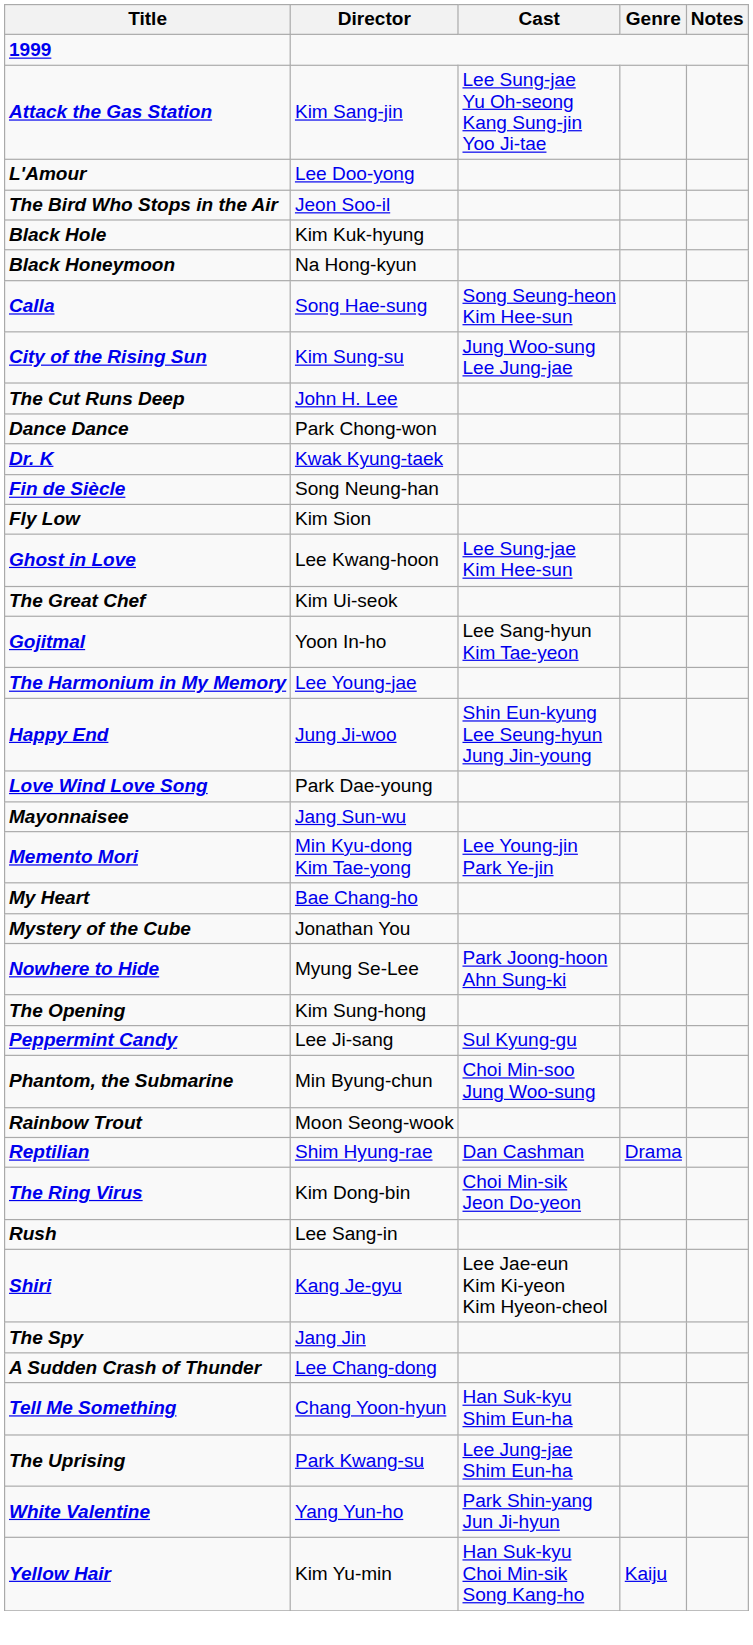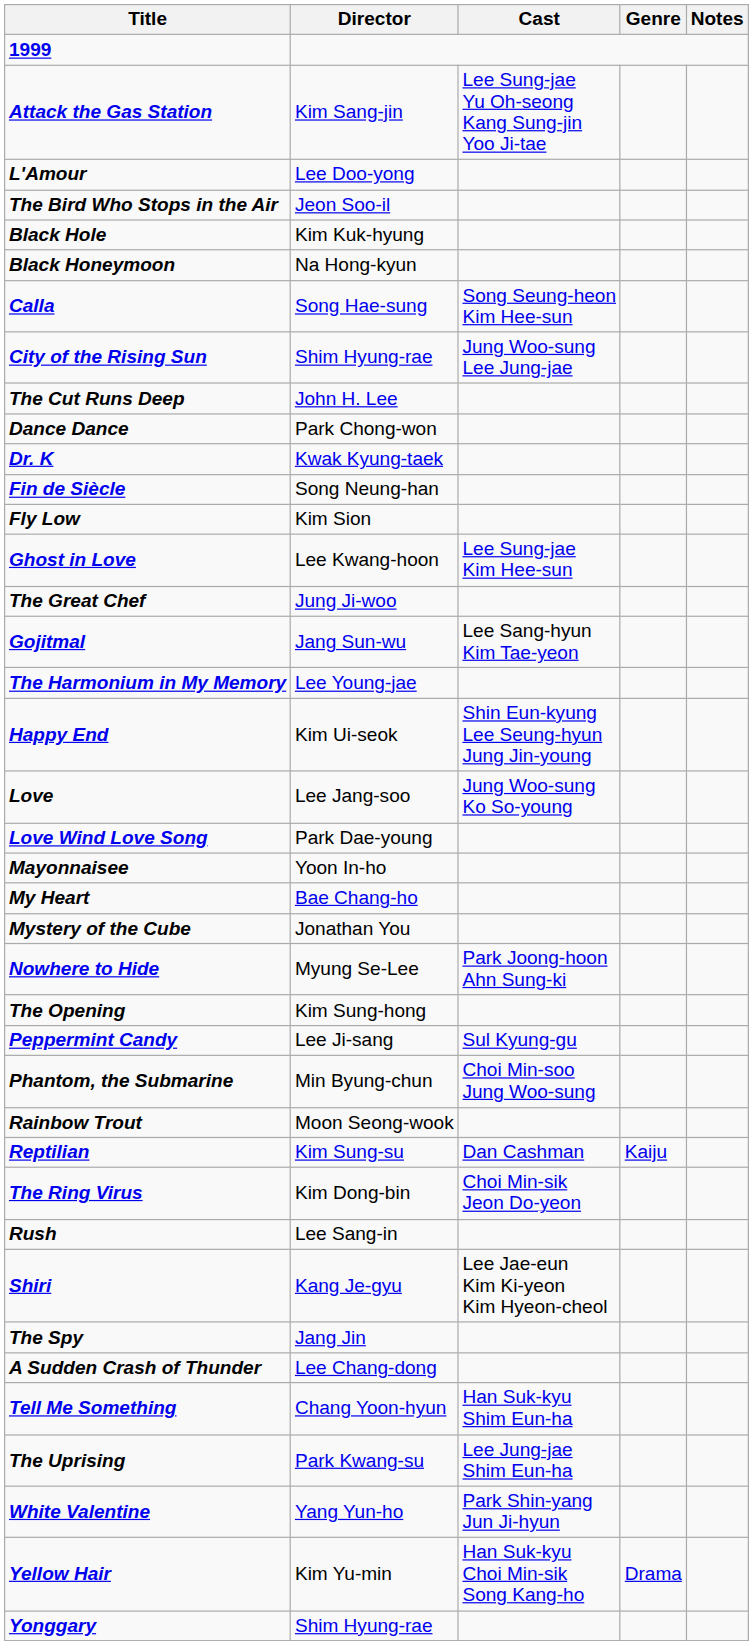(349, 357) Kim Sung-su -> (364, 357) Shim Hyung-rae
(346, 601) Kim Ui-seok -> (346, 601) Jung Ji-woo
(341, 641) Yoon In-ho -> (351, 641) Jang Sun-wu
(346, 734) Jung Ji-woo -> (346, 734) Kim Ui-seok
+ row: (31, 796)
(351, 816) Jang Sun-wu -> (341, 867) Yoon In-ho
- row: (74, 857)
(364, 1152) Shim Hyung-rae -> (349, 1152) Kim Sung-su
(653, 1152) Drama -> (646, 1152) Kaiju
(646, 1574) Kaiju -> (653, 1574) Drama
+ row: (53, 1625)
